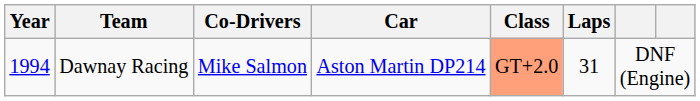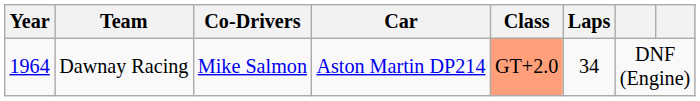(30, 66) 1994 -> (30, 66) 1964
(589, 66) 31 -> (589, 66) 34
